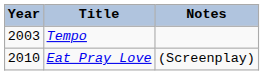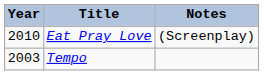rows swapped: (67, 37) <-> (99, 59)
